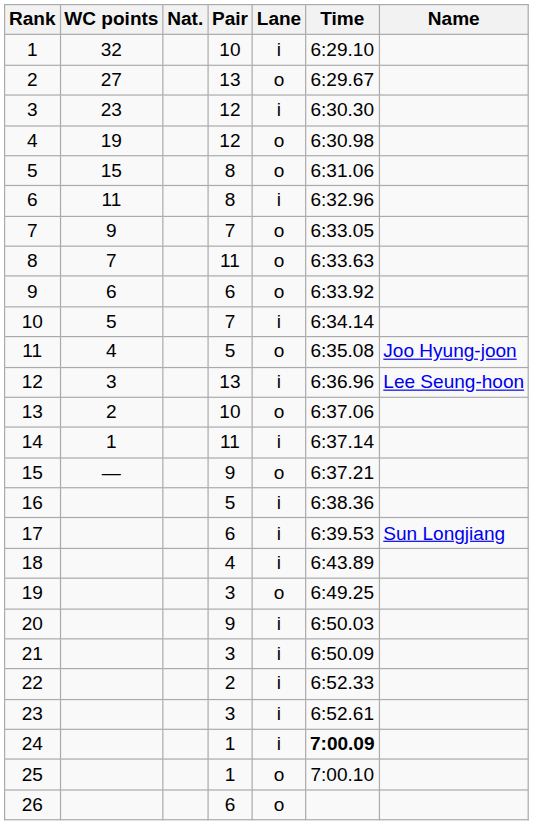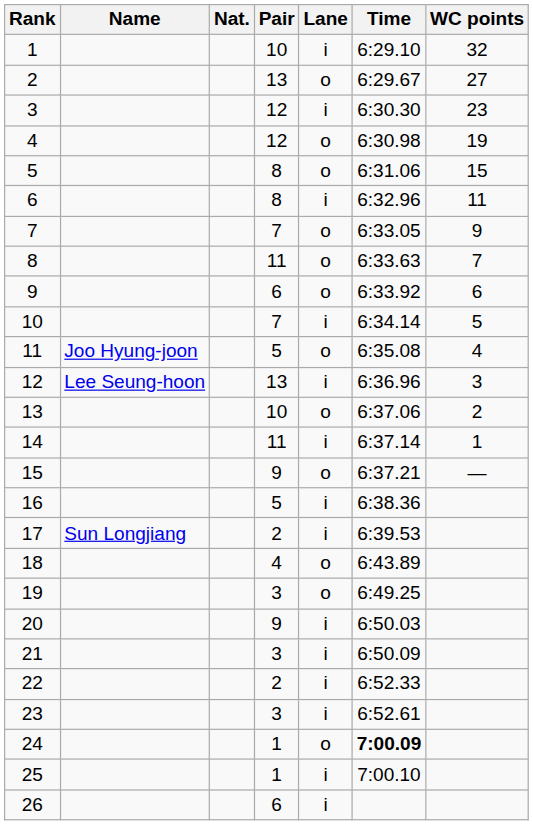columns swapped: (454, 19) <-> (111, 19)
(230, 532) 6 -> (277, 532) 2
(279, 563) i -> (326, 563) o
(279, 744) i -> (326, 744) o
(279, 774) o -> (326, 774) i
(279, 804) o -> (326, 804) i
